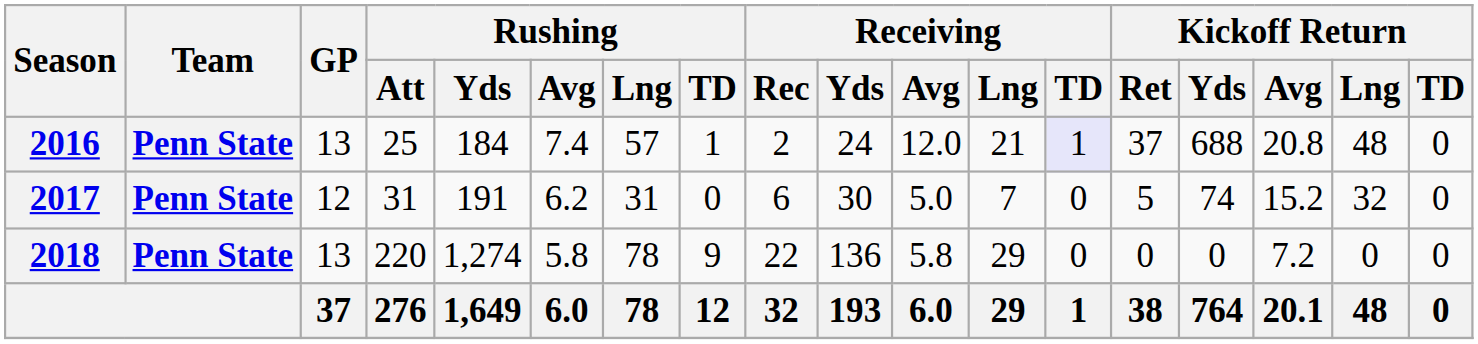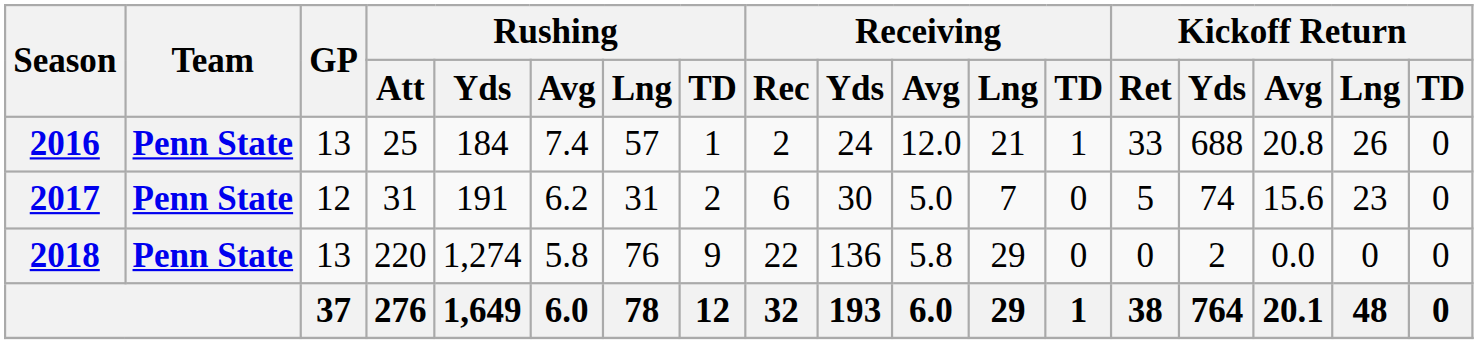(1079, 143) lavender background -> (1079, 143) no background
(1145, 143) 37 -> (1145, 143) 33
(1370, 143) 48 -> (1370, 143) 26
(713, 198) 0 -> (713, 198) 2
(1293, 198) 15.2 -> (1293, 198) 15.6
(1370, 198) 32 -> (1370, 198) 23
(642, 254) 78 -> (642, 254) 76
(1217, 254) 0 -> (1217, 254) 2
(1293, 254) 7.2 -> (1293, 254) 0.0
